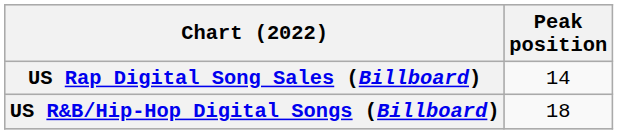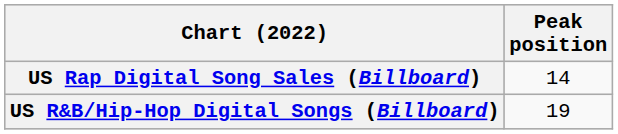(558, 111) 18 -> (558, 111) 19
